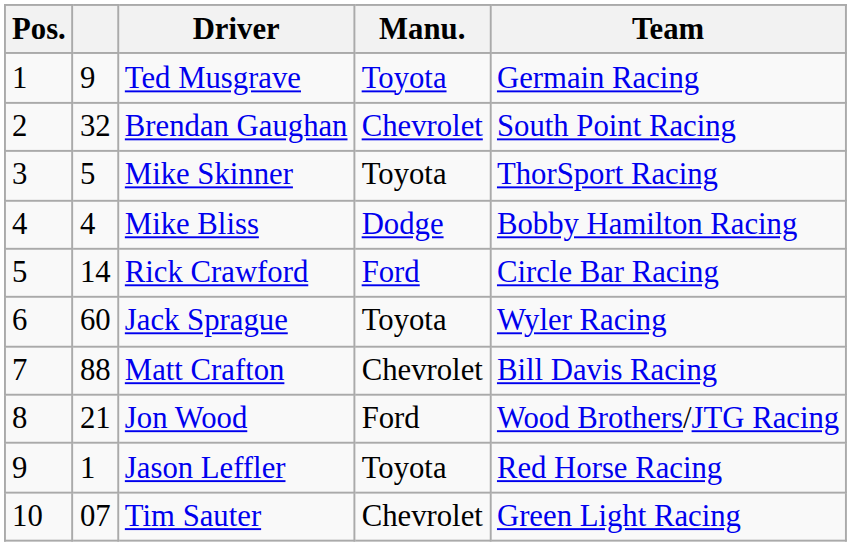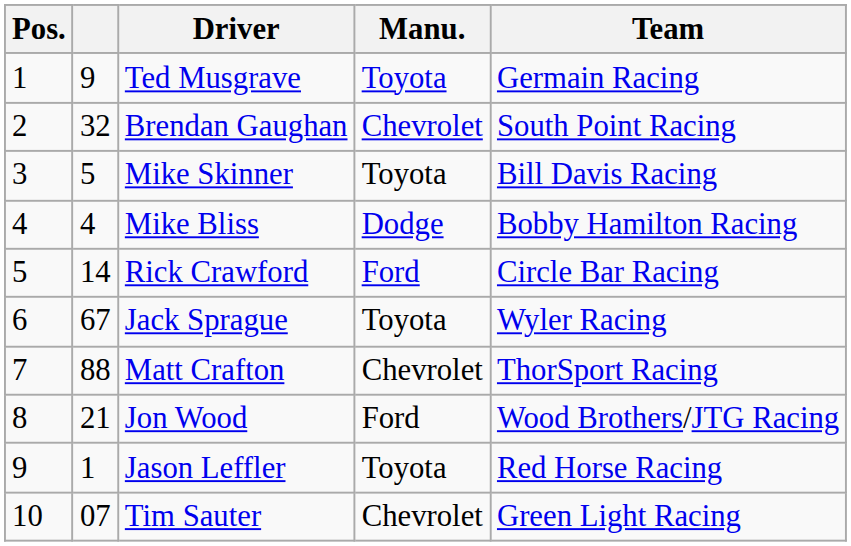(607, 175) ThorSport Racing -> (607, 175) Bill Davis Racing
(95, 321) 60 -> (95, 321) 67
(607, 369) Bill Davis Racing -> (607, 369) ThorSport Racing
